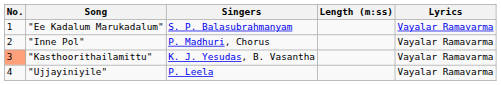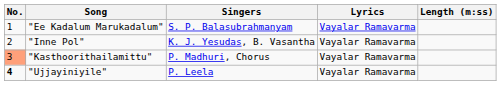columns swapped: (446, 12) <-> (356, 12)
(219, 43) P. Madhuri, Chorus -> (242, 43) K. J. Yesudas, B. Vasantha
(242, 58) K. J. Yesudas, B. Vasantha -> (219, 58) P. Madhuri, Chorus
(9, 73) normal -> (9, 73) bold
